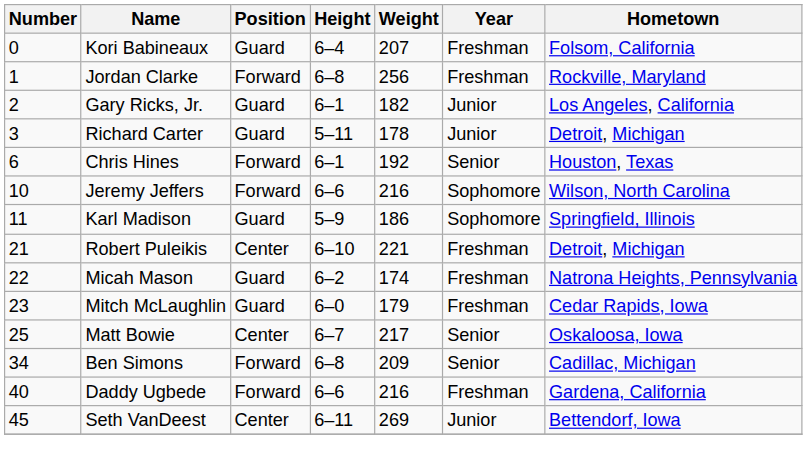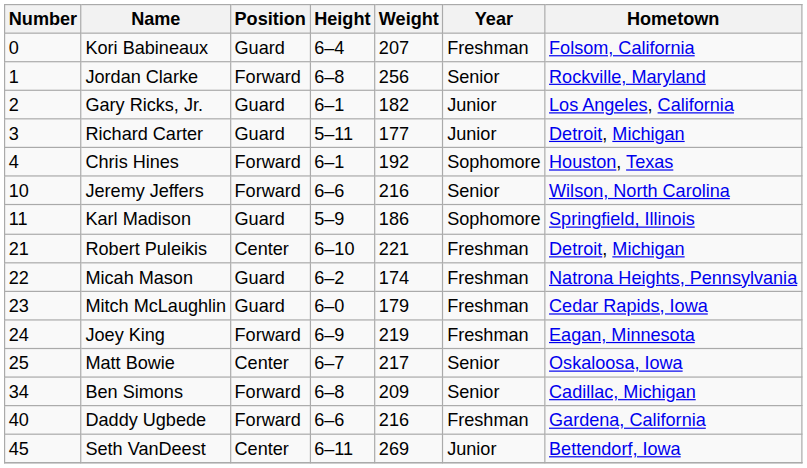(488, 76) Freshman -> (473, 76) Senior
(394, 134) 178 -> (394, 134) 177
(14, 162) 6 -> (14, 162) 4
(473, 162) Senior -> (494, 162) Sophomore
(494, 191) Sophomore -> (473, 191) Senior
+ row: (125, 334)
